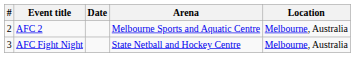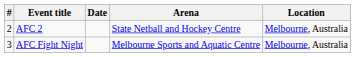(186, 29) Melbourne Sports and Aquatic Centre -> (176, 29) State Netball and Hockey Centre
(176, 45) State Netball and Hockey Centre -> (186, 45) Melbourne Sports and Aquatic Centre
